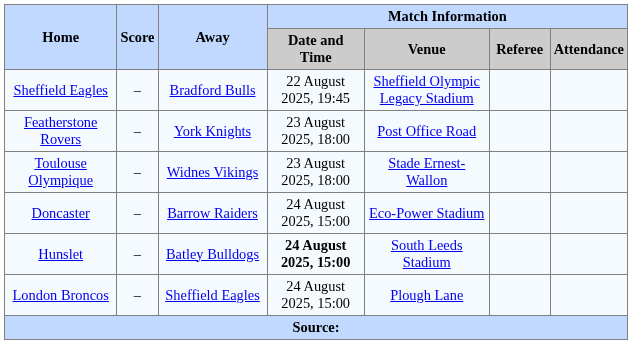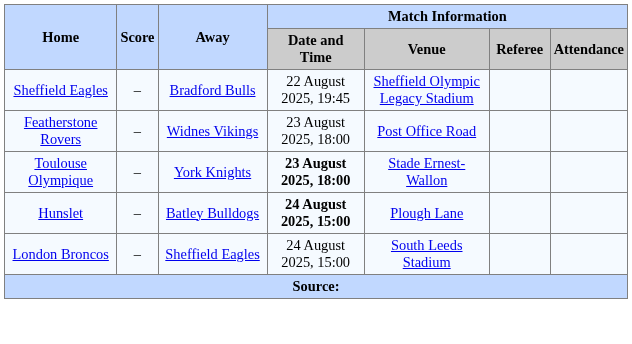(213, 130) York Knights -> (213, 130) Widnes Vikings
(213, 172) Widnes Vikings -> (213, 172) York Knights
(316, 172) normal -> (316, 172) bold
- row: (61, 212)
(427, 254) South Leeds Stadium -> (427, 212) Plough Lane
(427, 294) Plough Lane -> (427, 254) South Leeds Stadium
